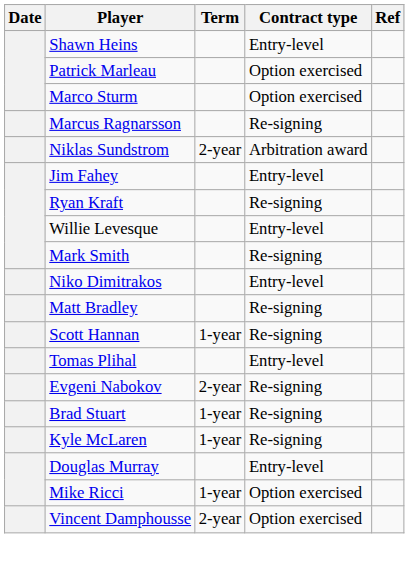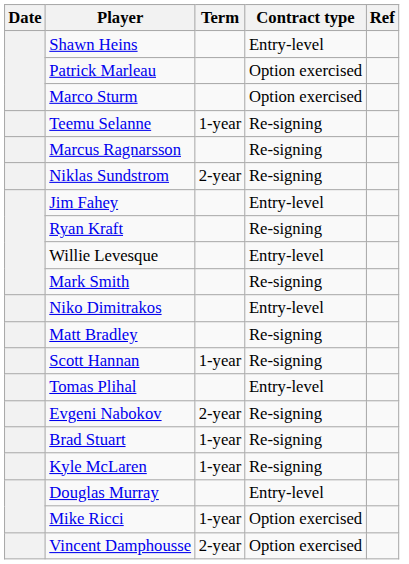+ row: (100, 123)
(308, 149) Arbitration award -> (285, 176) Re-signing
